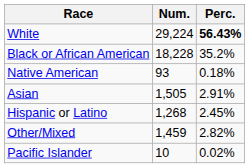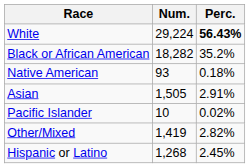(174, 53) 18,228 -> (174, 53) 18,282
rows swapped: (50, 152) <-> (57, 113)
(171, 133) 1,459 -> (171, 133) 1,419
